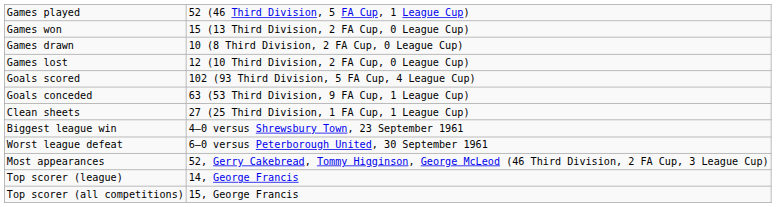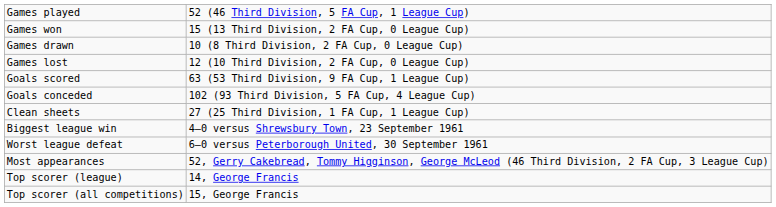(332, 79) 102 (93 Third Division, 5 FA Cup, 4 League Cup) -> (329, 79) 63 (53 Third Division, 9 FA Cup, 1 League Cup)
(329, 95) 63 (53 Third Division, 9 FA Cup, 1 League Cup) -> (332, 95) 102 (93 Third Division, 5 FA Cup, 4 League Cup)
